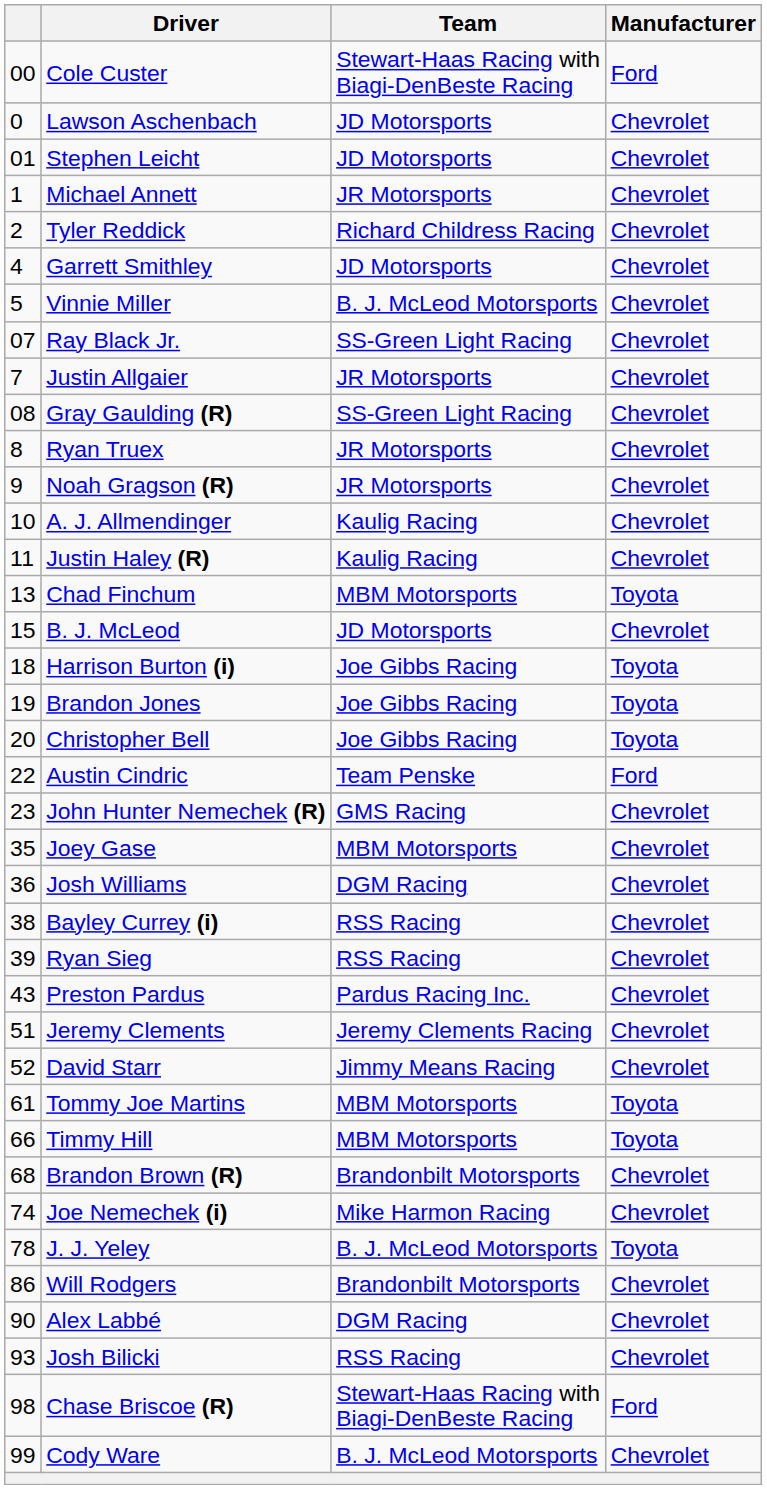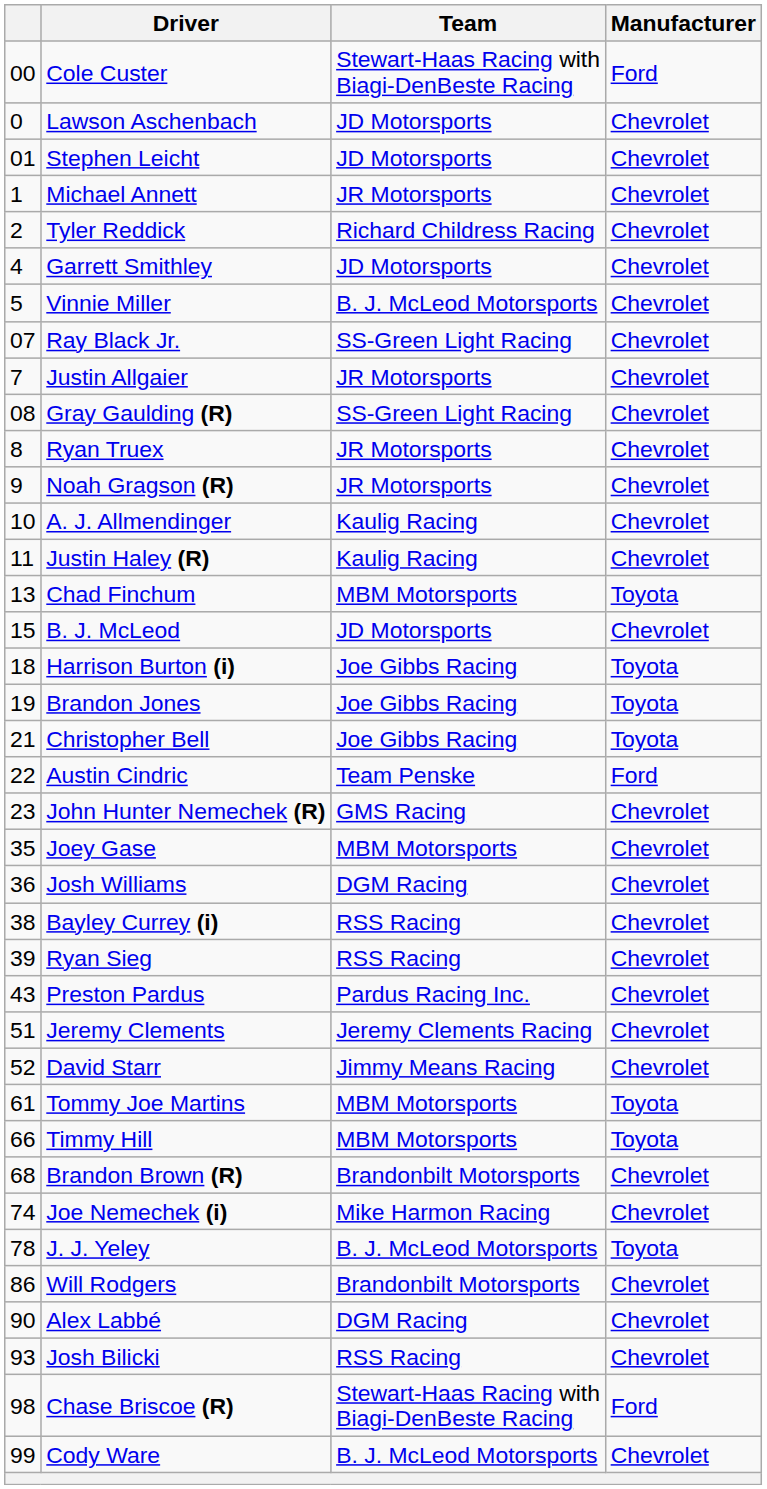(23, 739) 20 -> (23, 739) 21
